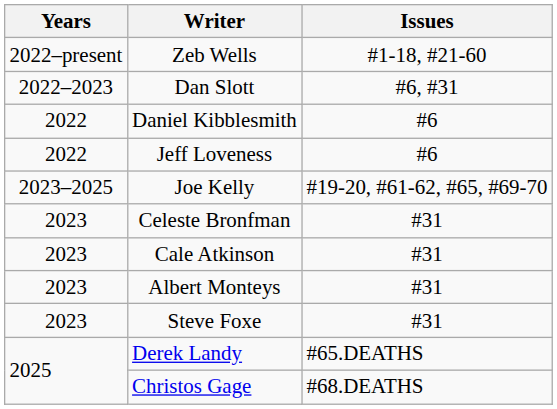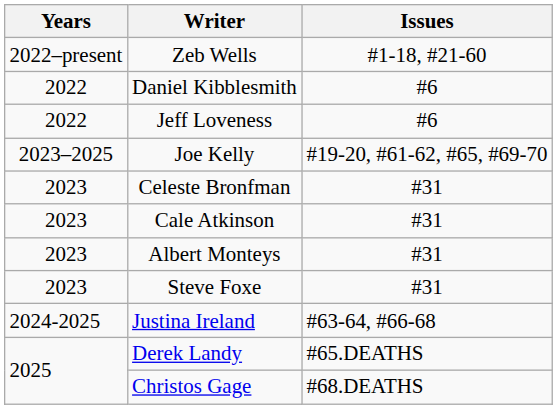- row: (214, 87)
+ row: (193, 320)
